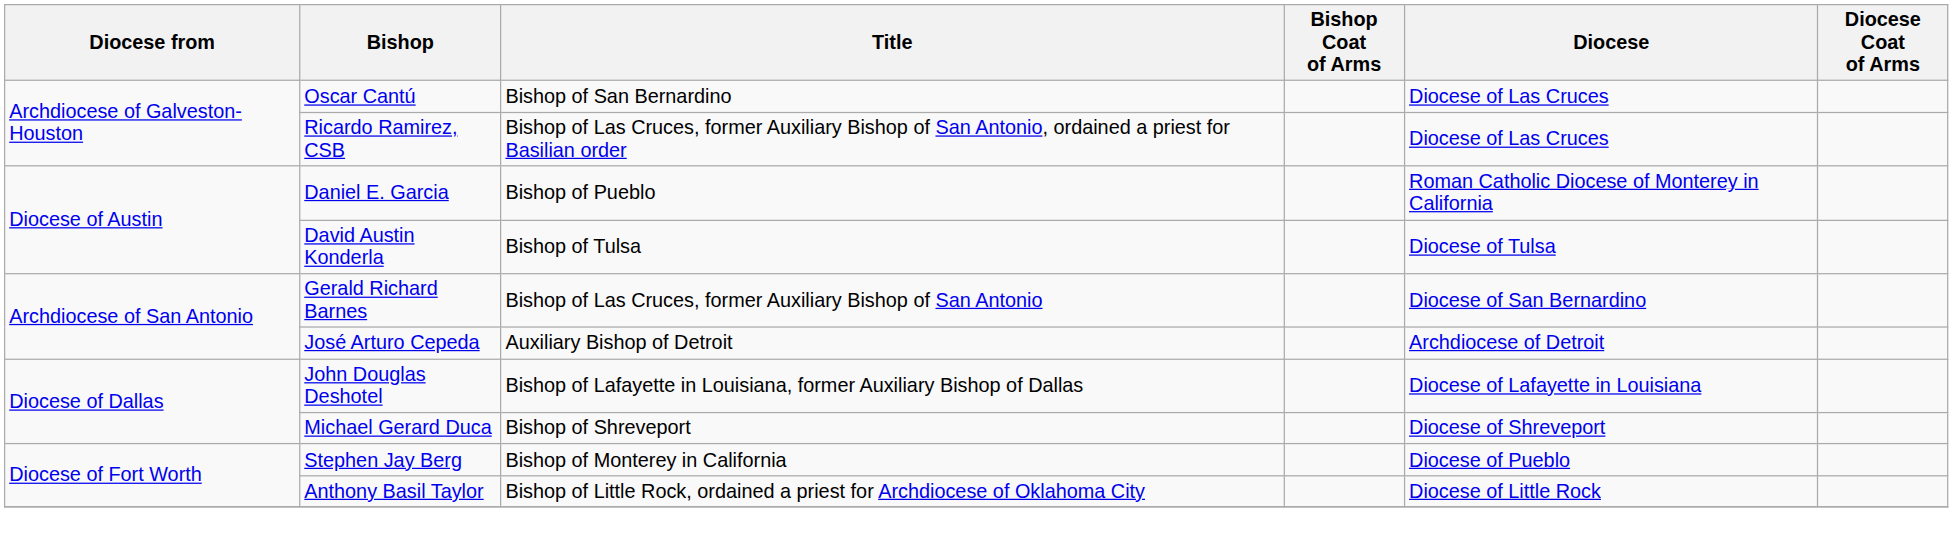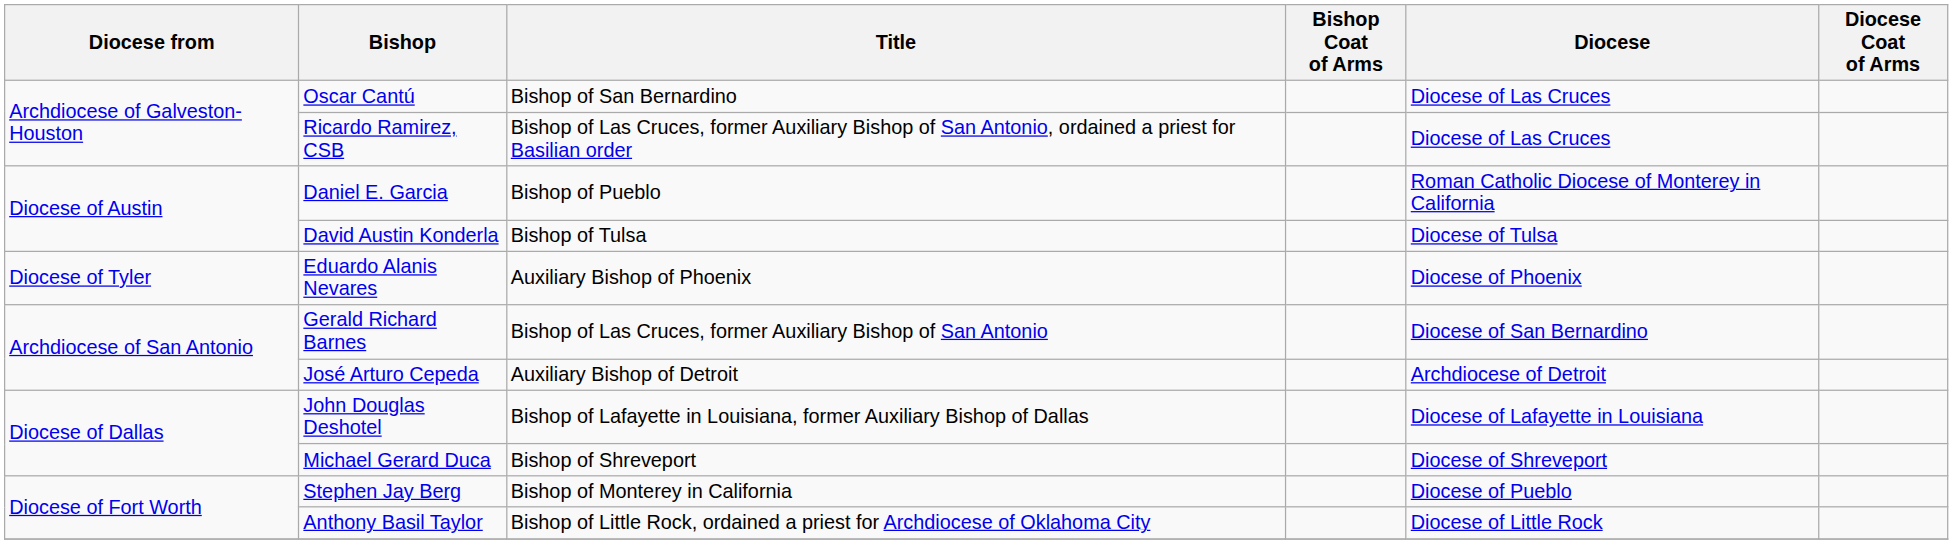+ row: (370, 277)
